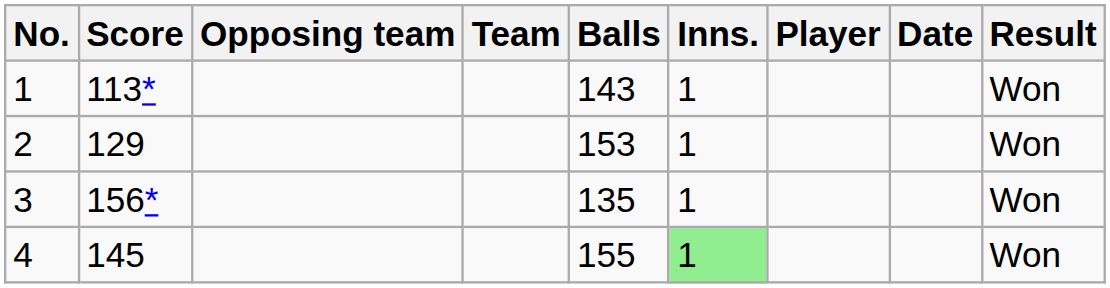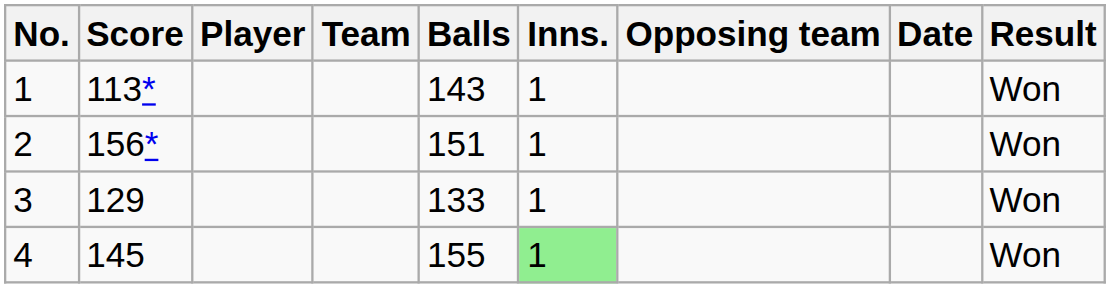columns swapped: (828, 33) <-> (328, 33)
(115, 144) 129 -> (122, 144) 156*
(606, 144) 153 -> (456, 144) 151
(122, 200) 156* -> (115, 200) 129
(606, 200) 135 -> (456, 200) 133
